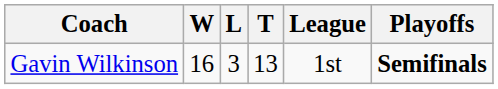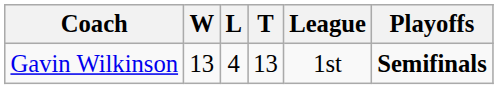(202, 63) 16 -> (202, 63) 13
(234, 63) 3 -> (234, 63) 4
